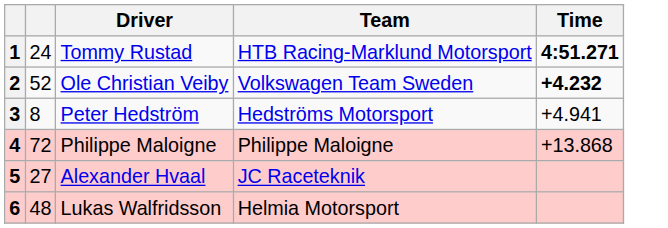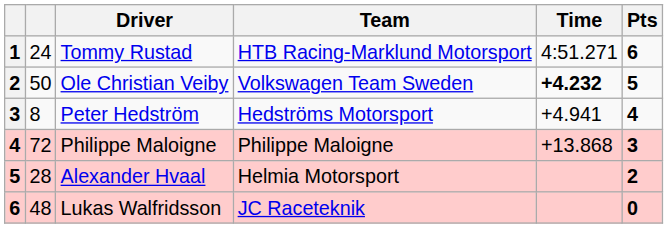+ column: (642, 20)
(580, 52) bold -> (579, 52) normal
(40, 83) 52 -> (40, 83) 50
(40, 177) 27 -> (40, 177) 28
(301, 177) JC Raceteknik -> (318, 177) Helmia Motorsport
(318, 208) Helmia Motorsport -> (301, 208) JC Raceteknik
